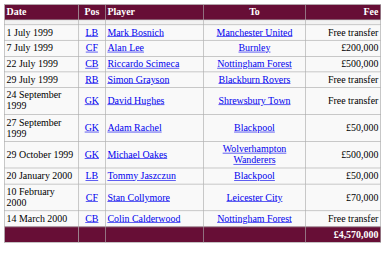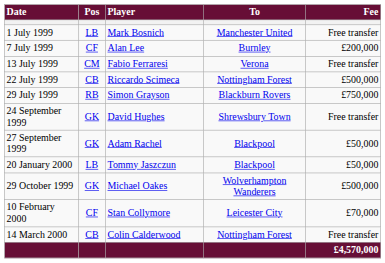+ row: (32, 64)
(353, 79) Free transfer -> (360, 95) £750,000
rows swapped: (40, 154) <-> (39, 176)
